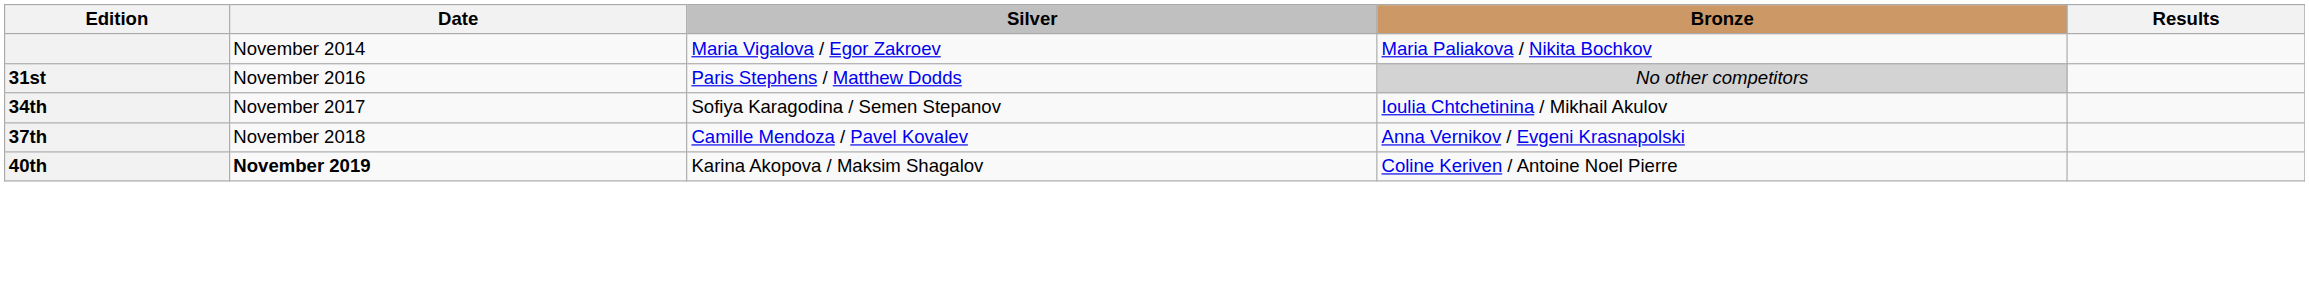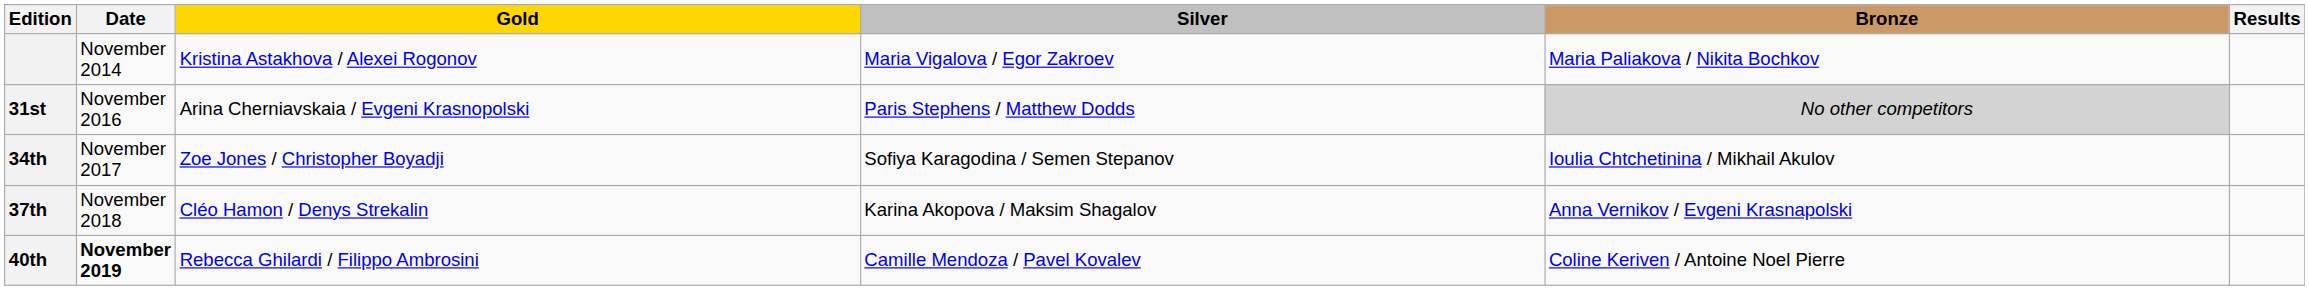+ column: (518, 19)
(830, 136) Camille Mendoza / Pavel Kovalev -> (1010, 210) Karina Akopova / Maksim Shagalov
(837, 166) Karina Akopova / Maksim Shagalov -> (1003, 260) Camille Mendoza / Pavel Kovalev
